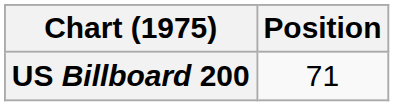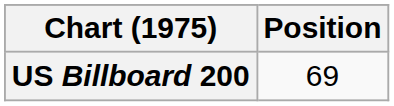(322, 75) 71 -> (322, 75) 69
